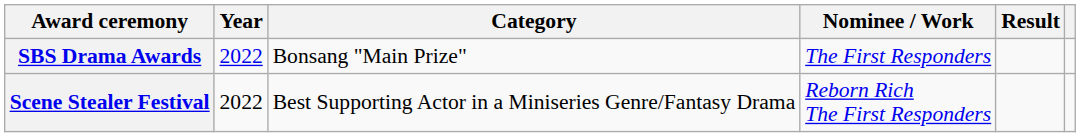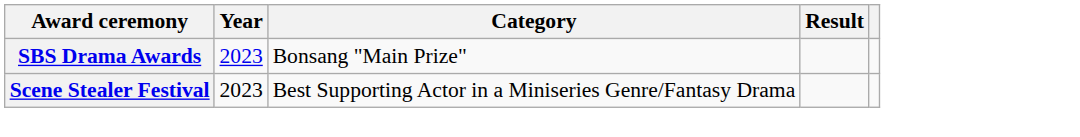- column: (898, 21)
(241, 55) 2022 -> (241, 55) 2023
(241, 102) 2022 -> (241, 90) 2023
